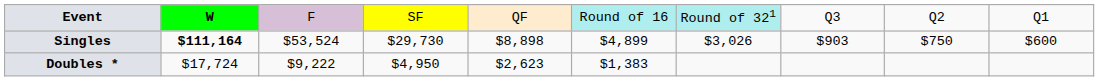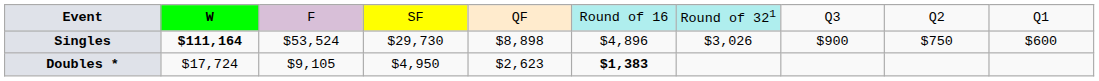(624, 41) $4,899 -> (624, 41) $4,896
(832, 41) $903 -> (832, 41) $900
(311, 64) $9,222 -> (311, 64) $9,105
(624, 64) normal -> (624, 64) bold
